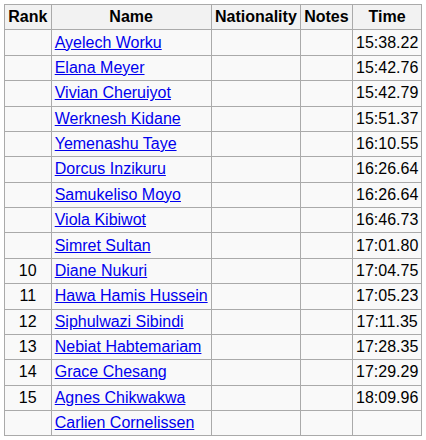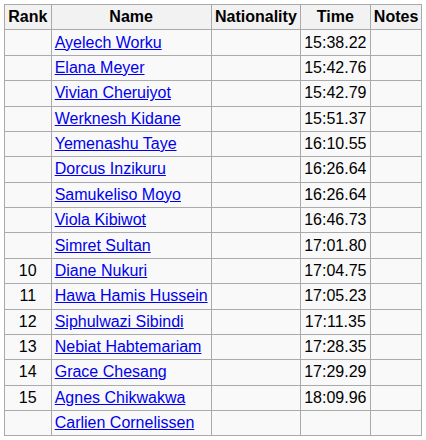columns swapped: (387, 17) <-> (326, 17)
